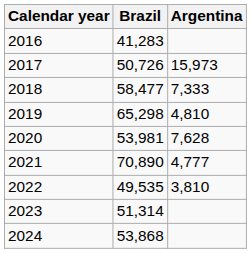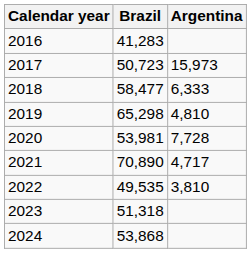(140, 65) 50,726 -> (140, 65) 50,723
(190, 89) 7,333 -> (190, 89) 6,333
(190, 138) 7,628 -> (190, 138) 7,728
(190, 162) 4,777 -> (190, 162) 4,717
(140, 211) 51,314 -> (140, 211) 51,318
